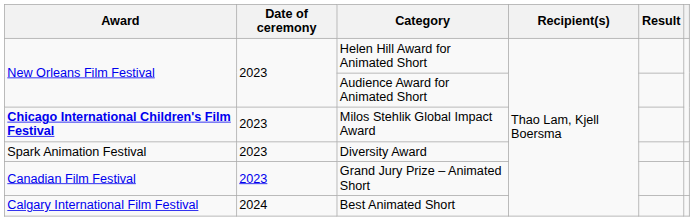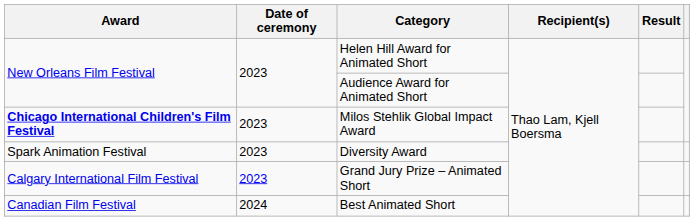(72, 178) Canadian Film Festival -> (103, 178) Calgary International Film Festival
(103, 205) Calgary International Film Festival -> (72, 205) Canadian Film Festival
